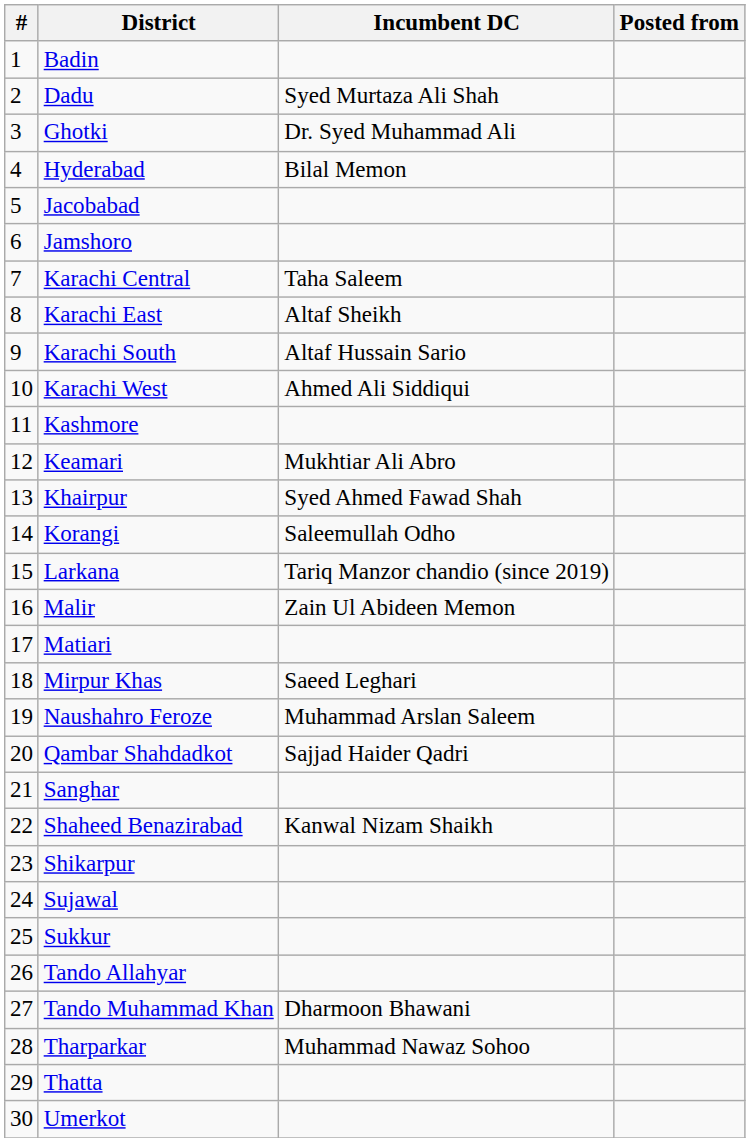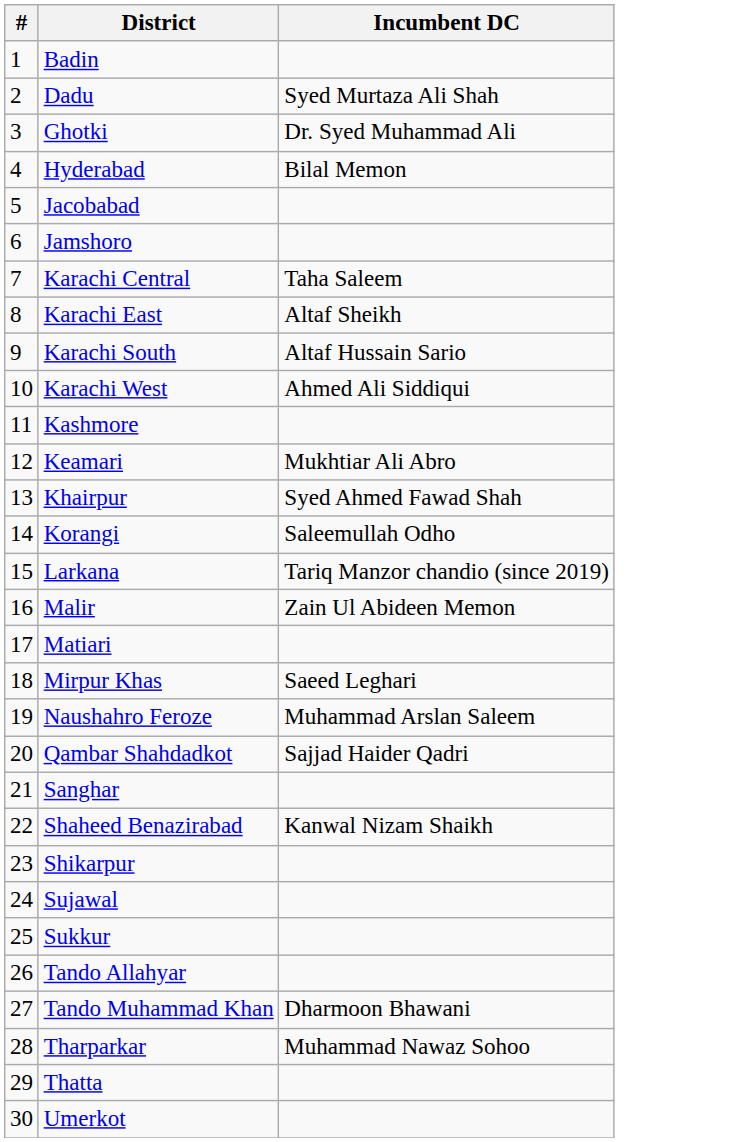- column: (679, 22)
